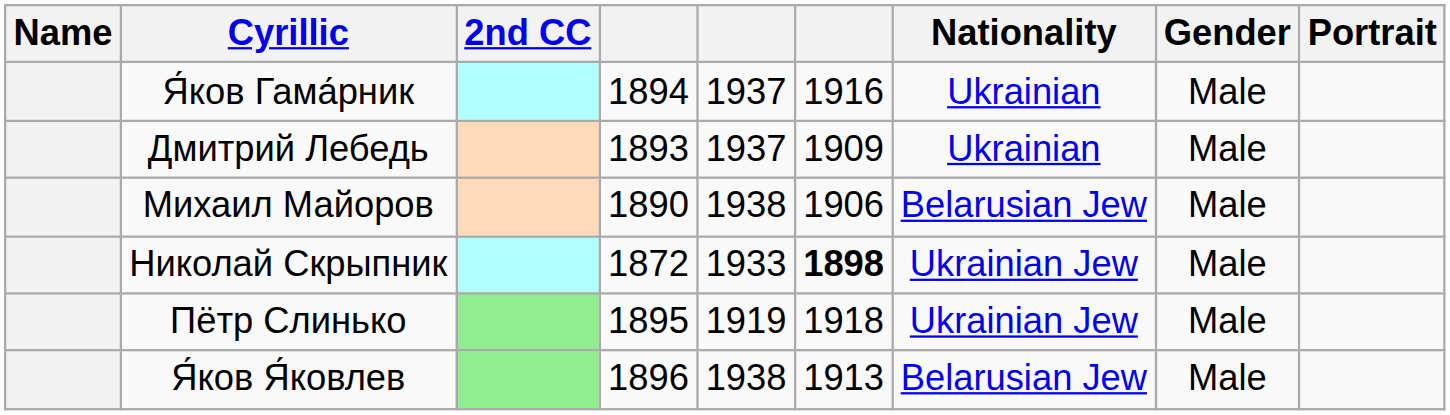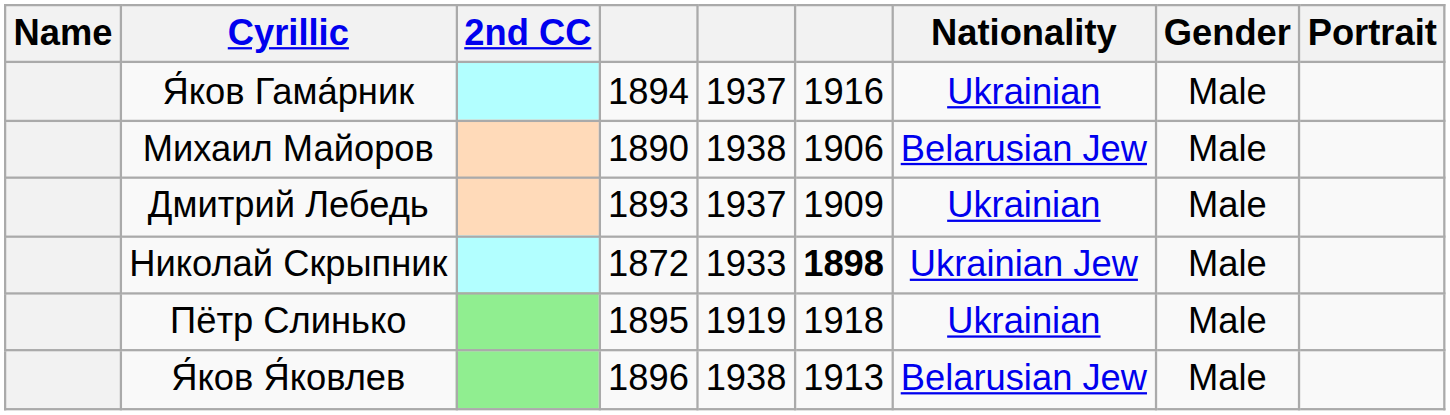rows swapped: (288, 148) <-> (288, 206)
(1024, 321) Ukrainian Jew -> (1024, 321) Ukrainian
